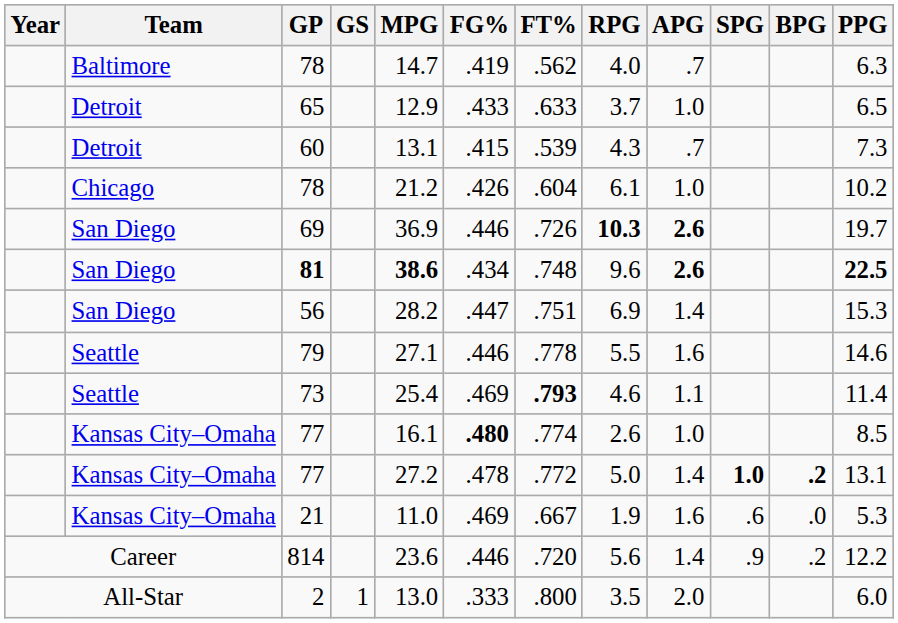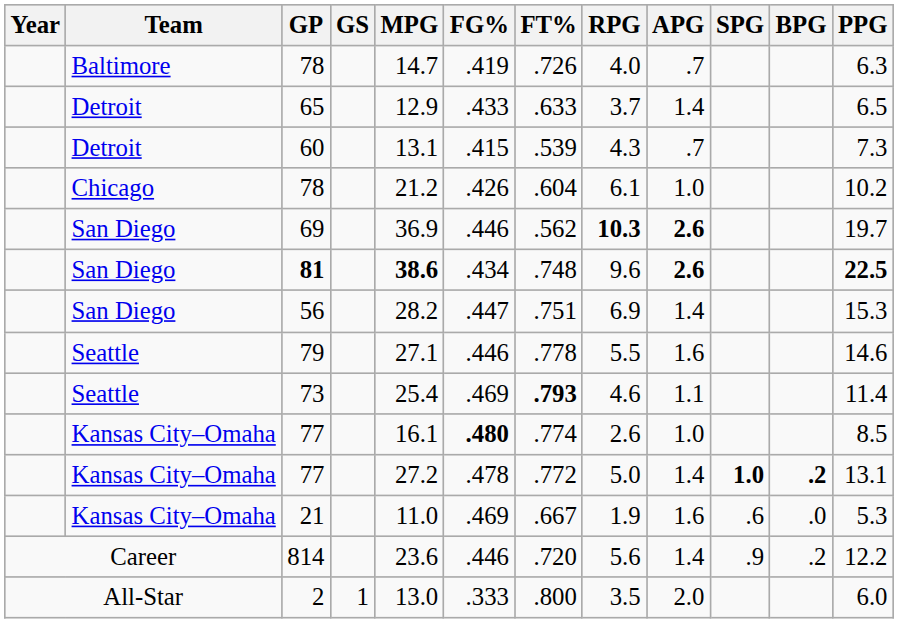(555, 65) .562 -> (555, 65) .726
(689, 106) 1.0 -> (689, 106) 1.4
(555, 229) .726 -> (555, 229) .562
